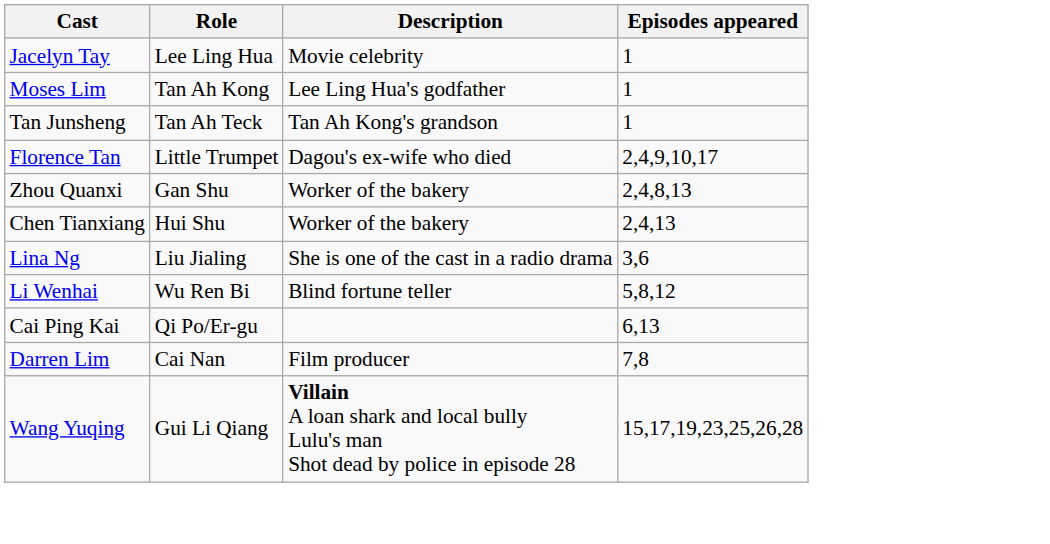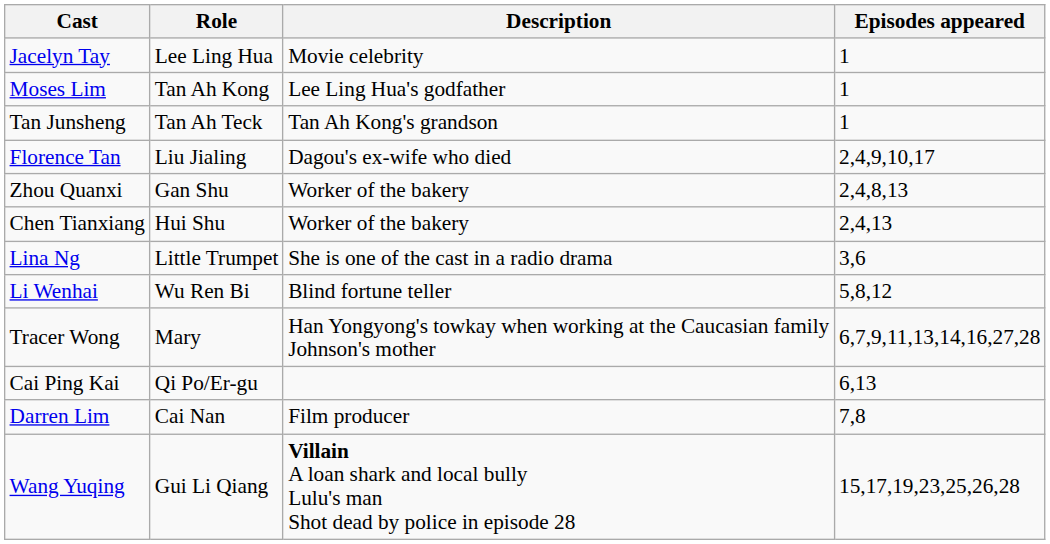(217, 156) Little Trumpet -> (201, 156) Liu Jialing
(201, 257) Liu Jialing -> (217, 257) Little Trumpet
+ row: (65, 337)
